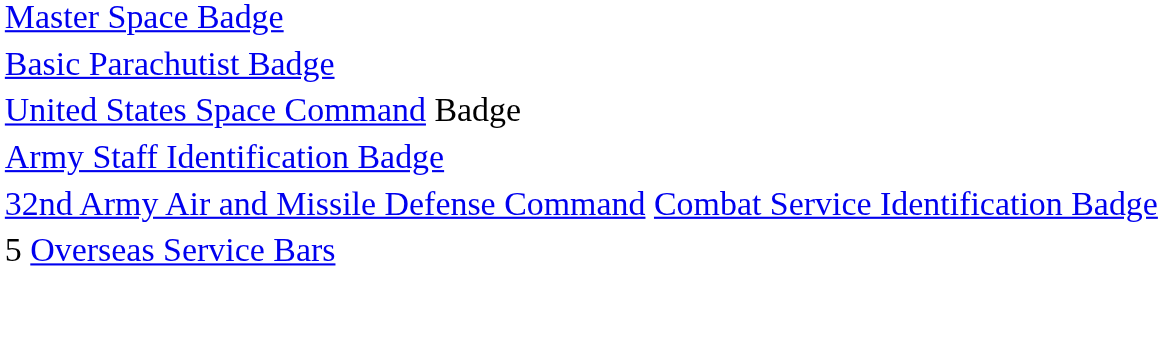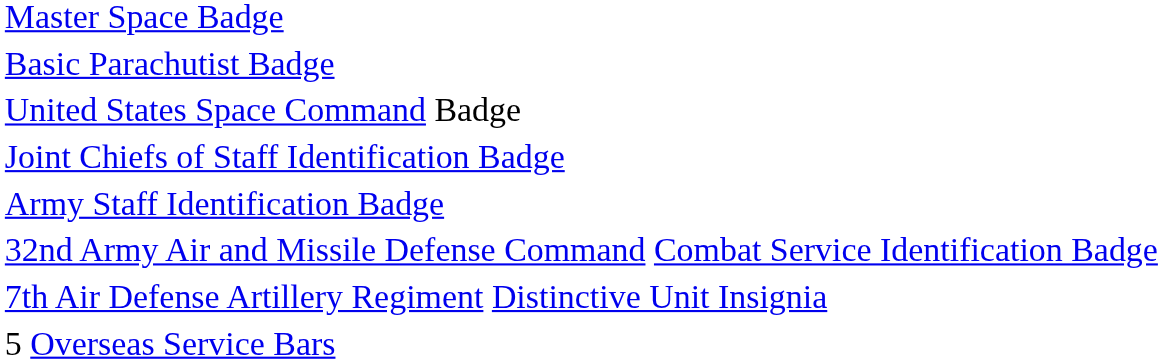+ row: (285, 156)
+ row: (416, 296)
